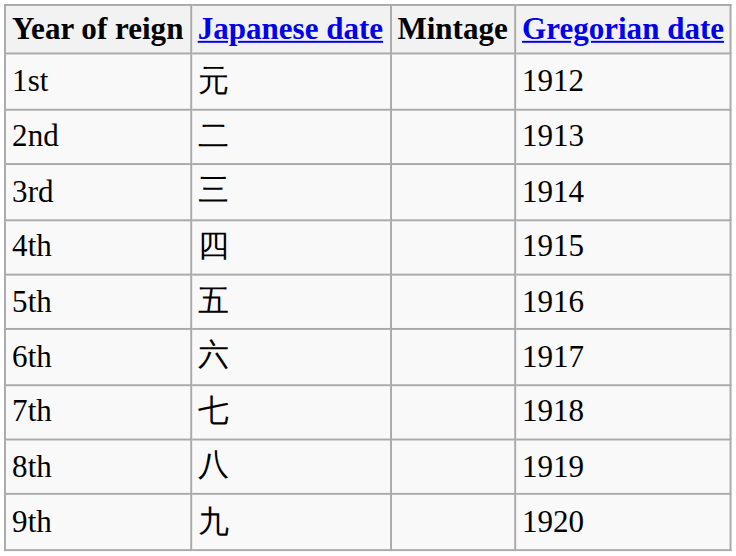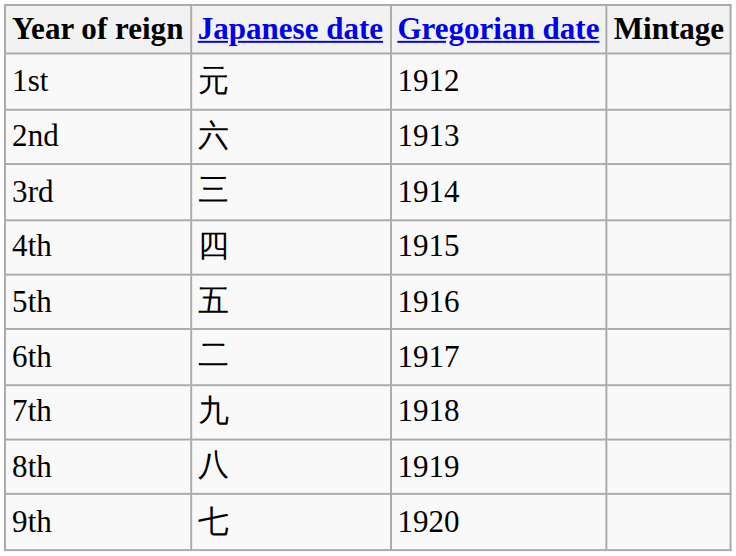columns swapped: (623, 29) <-> (453, 29)
(213, 135) 二 -> (213, 135) 六
(213, 355) 六 -> (213, 355) 二
(213, 410) 七 -> (213, 410) 九
(213, 520) 九 -> (213, 520) 七
